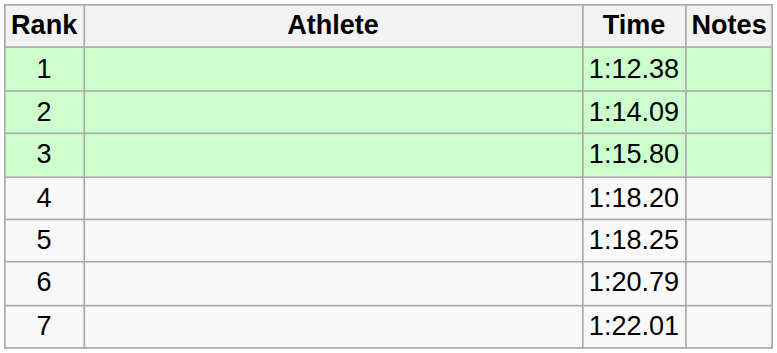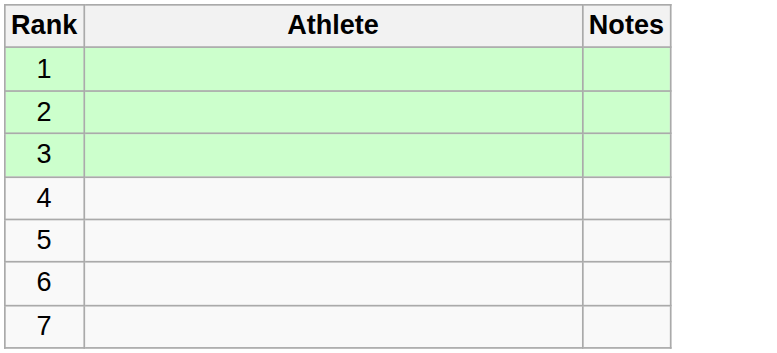- column: (634, 25)
